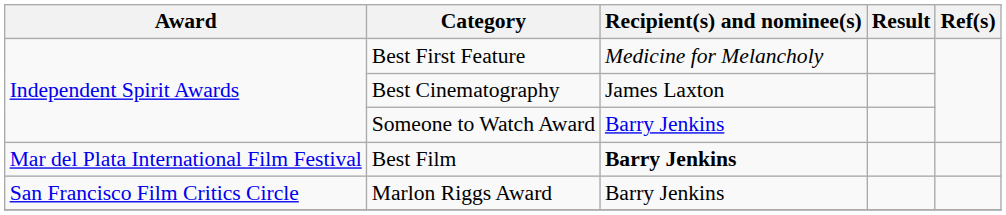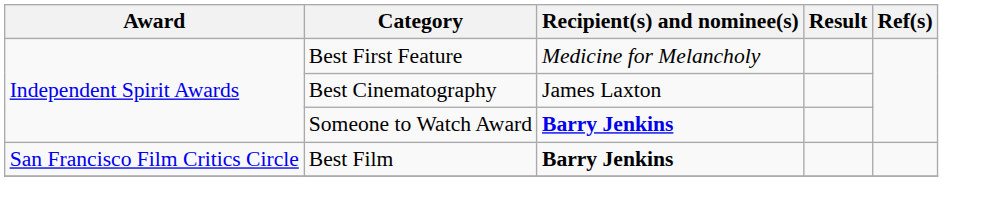(665, 124) normal -> (608, 124) bold
(186, 158) Mar del Plata International Film Festival -> (154, 158) San Francisco Film Critics Circle
- row: (462, 192)
